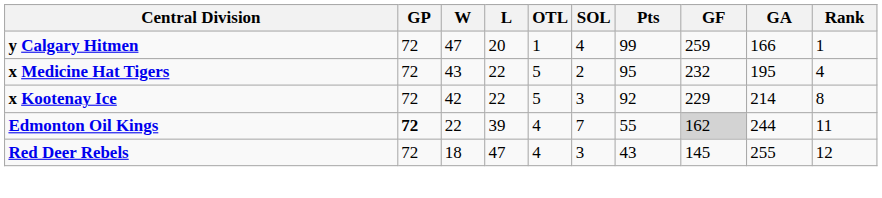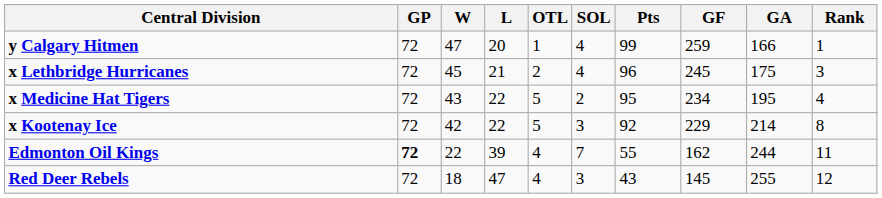+ row: (98, 71)
(698, 71) 232 -> (698, 98) 234
(698, 125) lightgrey background -> (698, 152) no background
